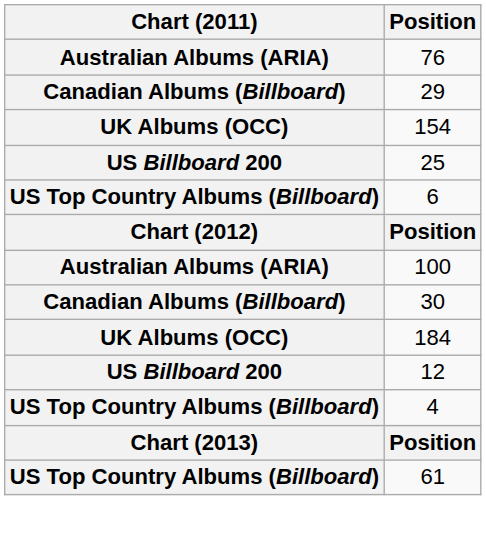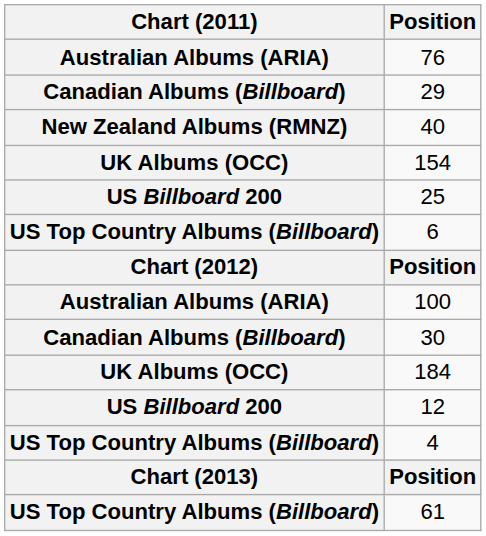+ row: (433, 127)
